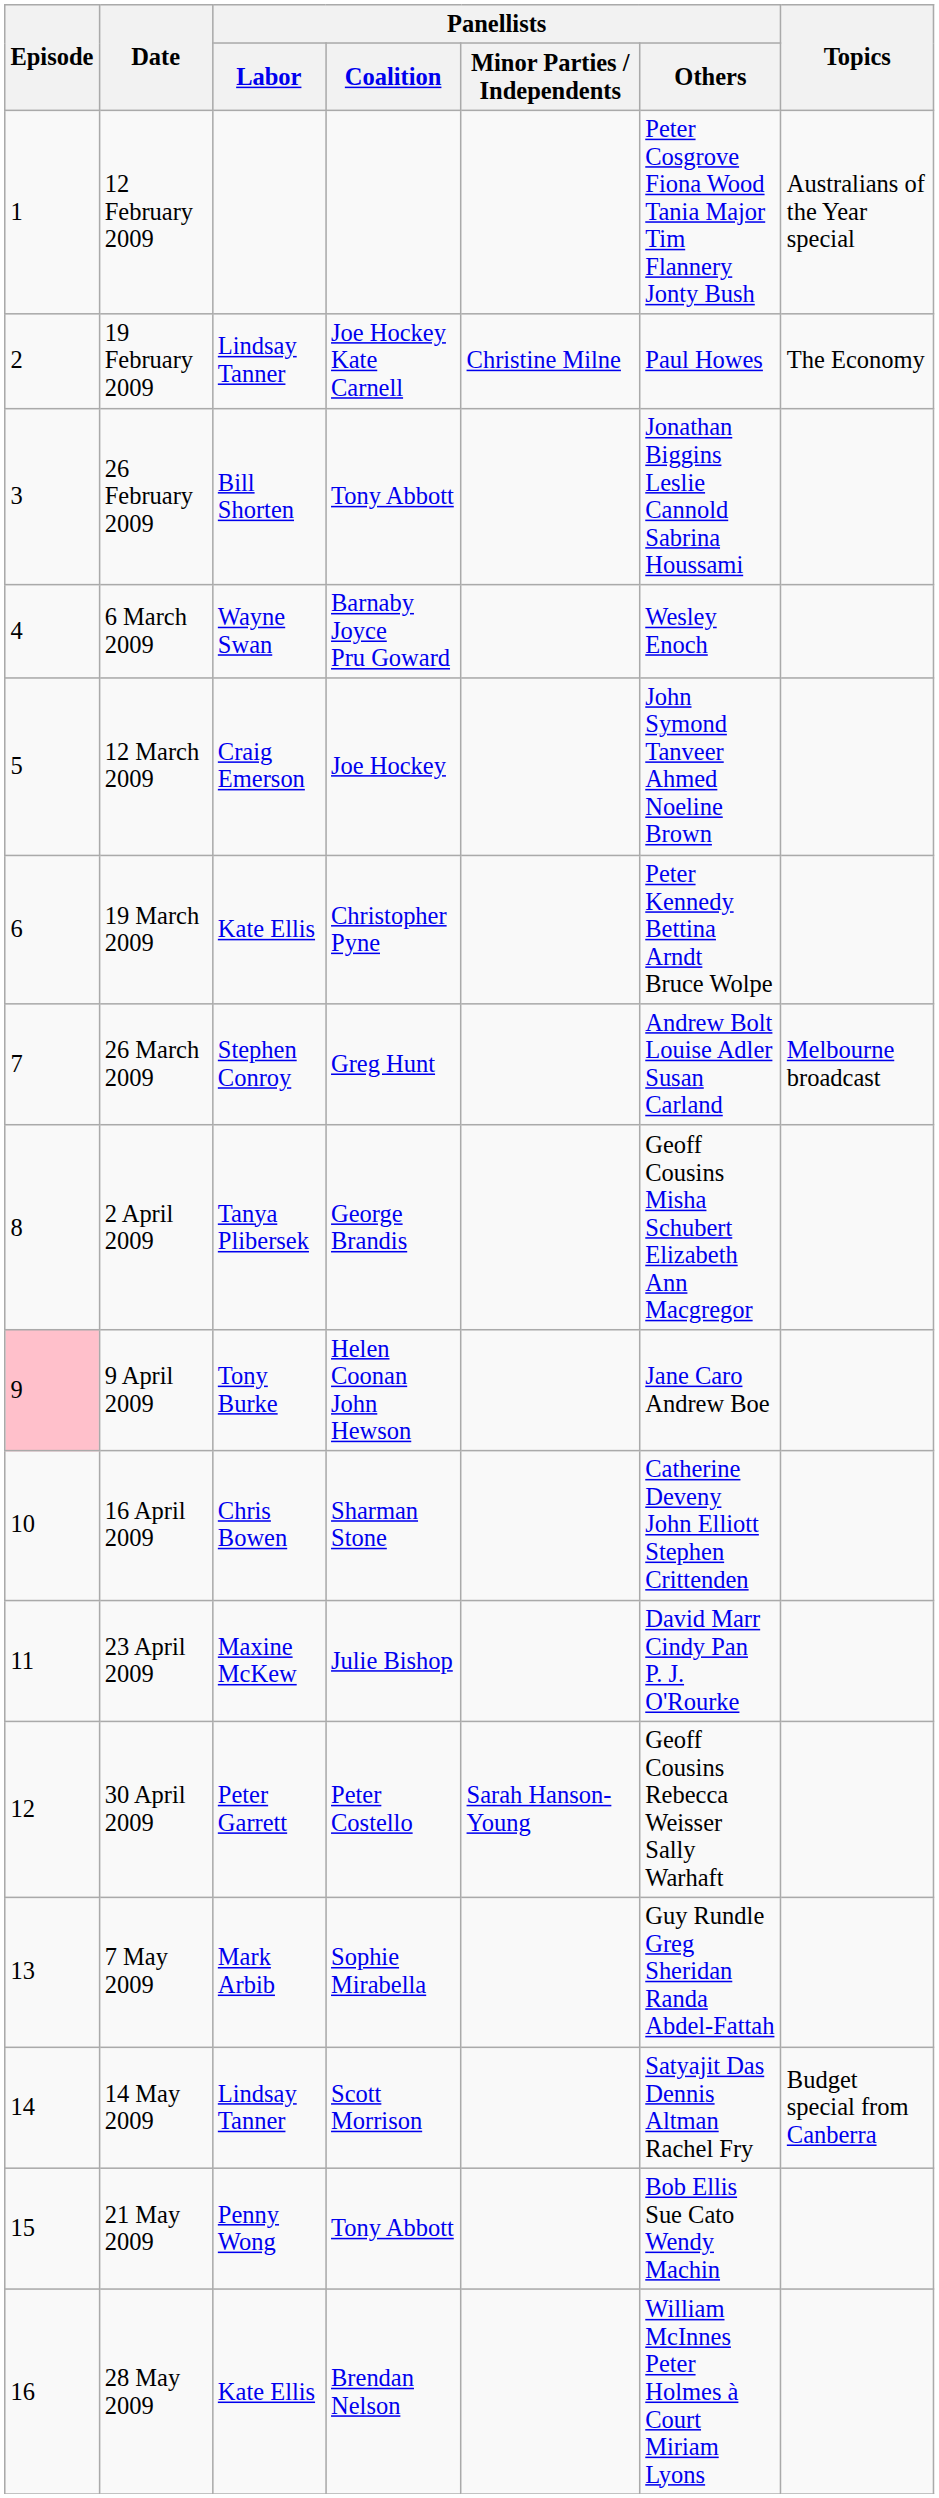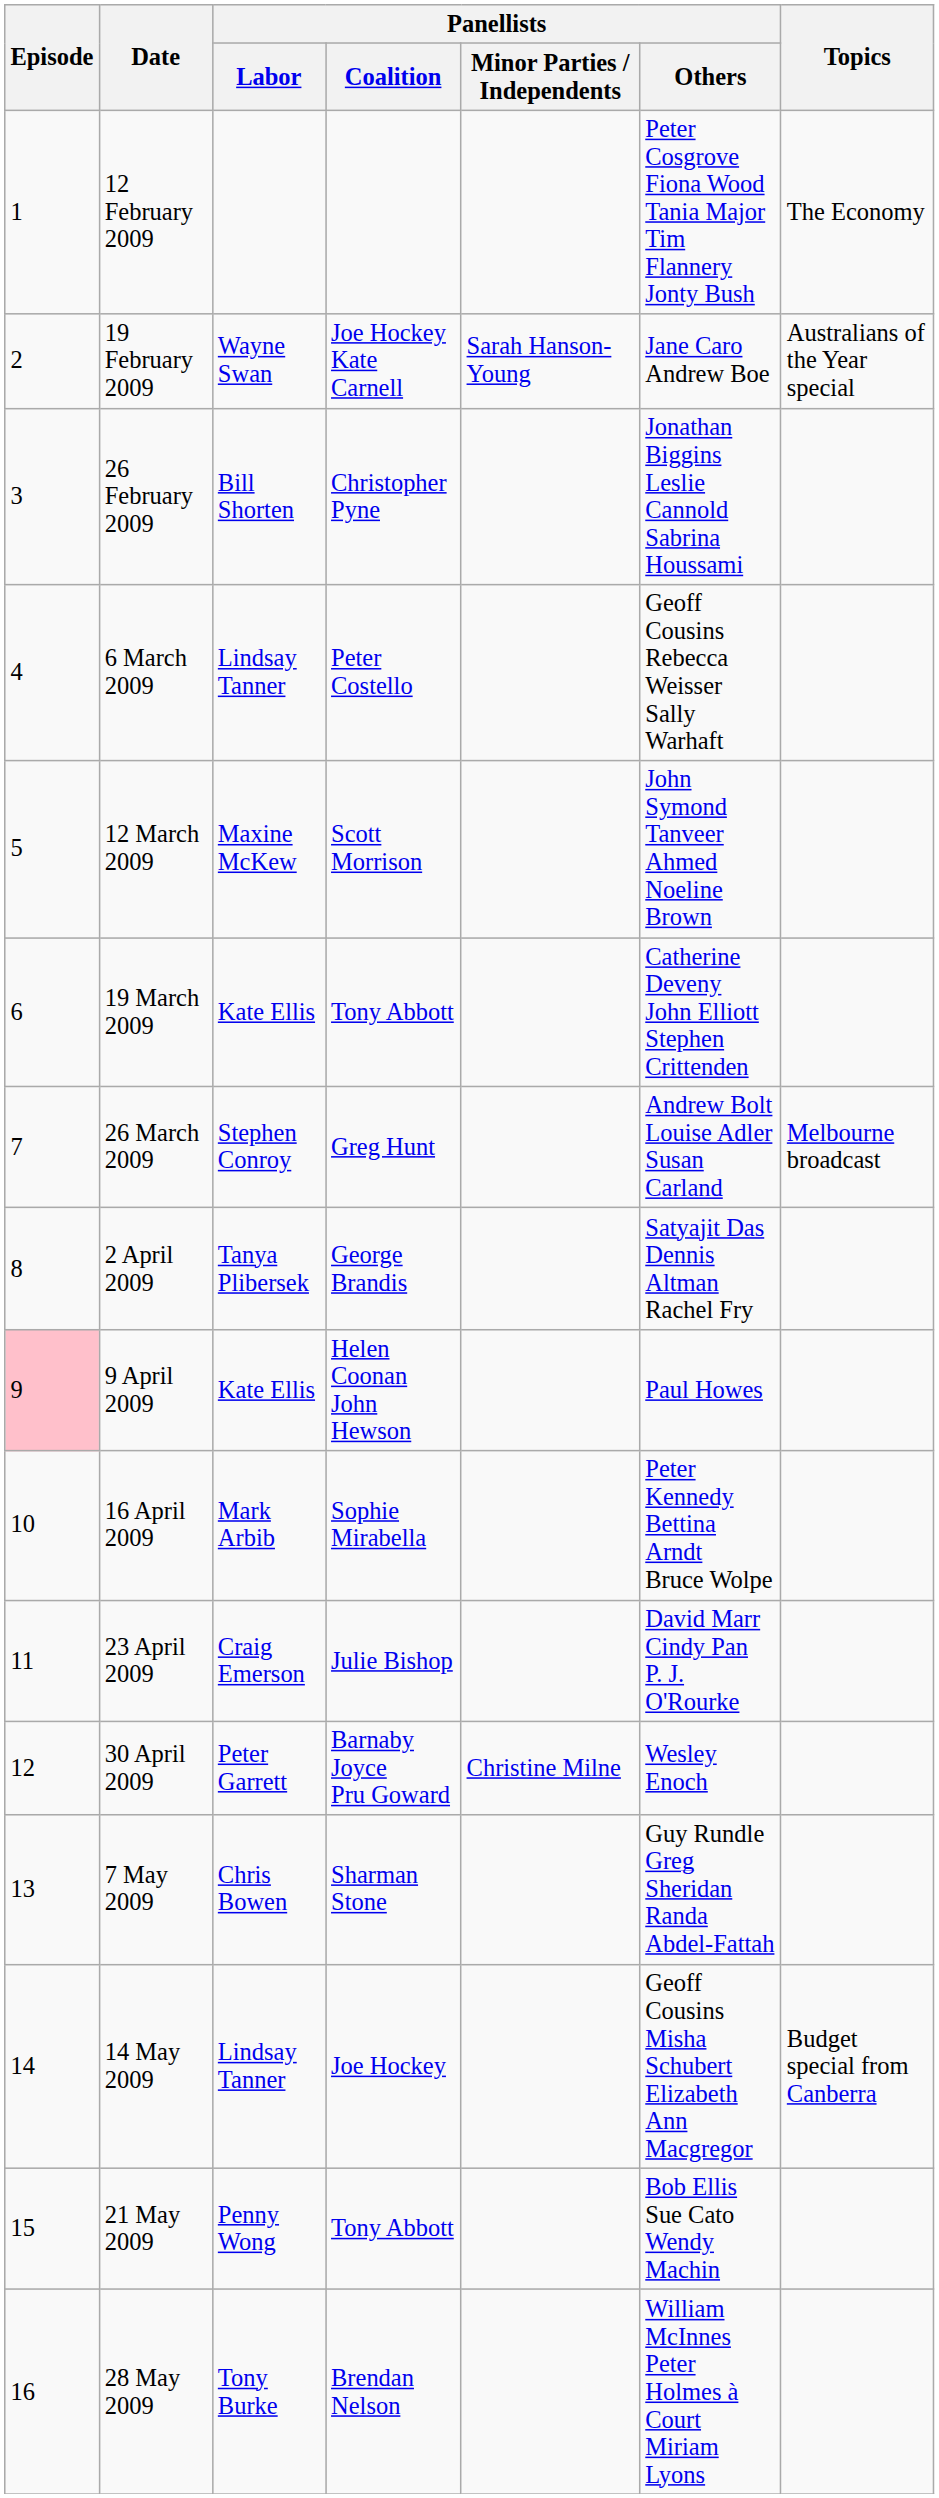(856, 211) Australians of the Year special -> (856, 211) The Economy
(257, 360) Lindsay Tanner -> (252, 360) Wayne Swan
(544, 360) Christine Milne -> (539, 360) Sarah Hanson-Young
(704, 360) Paul Howes -> (707, 360) Jane Caro Andrew Boe
(856, 360) The Economy -> (856, 360) Australians of the Year special
(392, 495) Tony Abbott -> (389, 495) Christopher Pyne
(252, 631) Wayne Swan -> (257, 672) Lindsay Tanner
(391, 631) Barnaby Joyce Pru Goward -> (372, 672) Peter Costello
(681, 631) Wesley Enoch -> (687, 672) Geoff Cousins Rebecca Weisser Sally Warhaft
(261, 766) Craig Emerson -> (257, 848) Maxine McKew
(388, 766) Joe Hockey -> (377, 848) Scott Morrison
(389, 929) Christopher Pyne -> (392, 1011) Tony Abbott
(709, 929) Peter Kennedy Bettina Arndt Bruce Wolpe -> (702, 1011) Catherine Deveny John Elliott Stephen Crittenden
(699, 1227) Geoff Cousins Misha Schubert Elizabeth Ann Macgregor -> (705, 1268) Satyajit Das Dennis Altman Rachel Fry
(248, 1389) Tony Burke -> (266, 1389) Kate Ellis
(707, 1389) Jane Caro Andrew Boe -> (704, 1389) Paul Howes
(253, 1525) Chris Bowen -> (246, 1525) Mark Arbib
(375, 1525) Sharman Stone -> (379, 1525) Sophie Mirabella
(702, 1525) Catherine Deveny John Elliott Stephen Crittenden -> (709, 1525) Peter Kennedy Bettina Arndt Bruce Wolpe
(257, 1660) Maxine McKew -> (261, 1660) Craig Emerson
(372, 1809) Peter Costello -> (391, 1767) Barnaby Joyce Pru Goward
(539, 1809) Sarah Hanson-Young -> (544, 1767) Christine Milne
(687, 1809) Geoff Cousins Rebecca Weisser Sally Warhaft -> (681, 1767) Wesley Enoch
(246, 1971) Mark Arbib -> (253, 1889) Chris Bowen
(379, 1971) Sophie Mirabella -> (375, 1889) Sharman Stone
(377, 2107) Scott Morrison -> (388, 2065) Joe Hockey
(705, 2107) Satyajit Das Dennis Altman Rachel Fry -> (699, 2065) Geoff Cousins Misha Schubert Elizabeth Ann Macgregor
(266, 2391) Kate Ellis -> (248, 2391) Tony Burke
